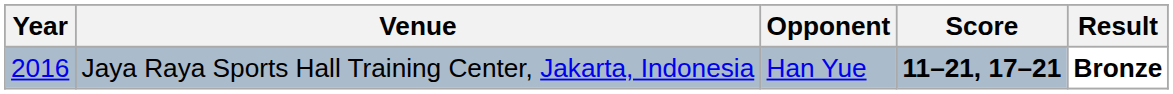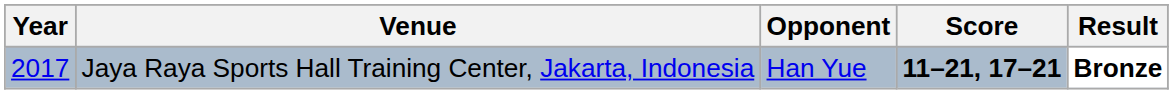(40, 67) 2016 -> (40, 67) 2017
